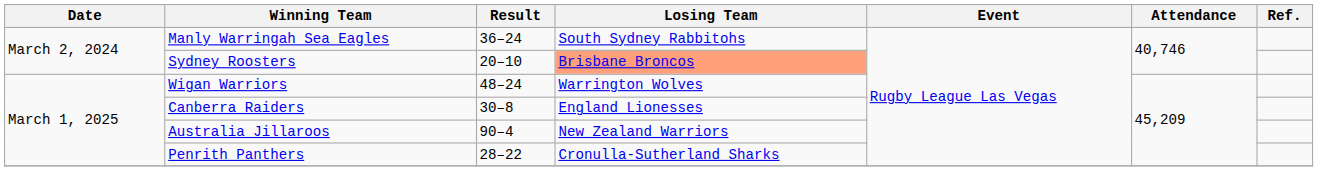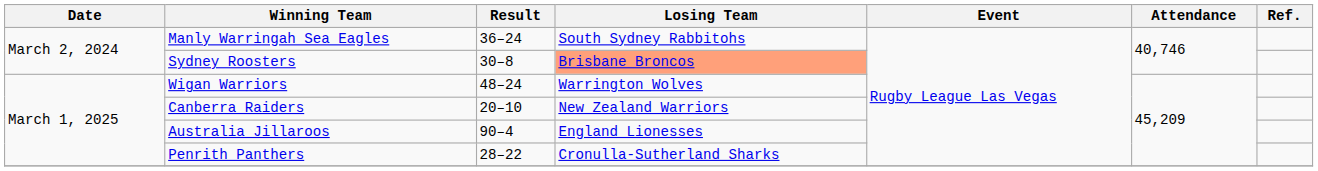(501, 62) 20–10 -> (496, 62) 30–8
(496, 108) 30–8 -> (501, 108) 20–10
(631, 108) England Lionesses -> (643, 108) New Zealand Warriors
(643, 132) New Zealand Warriors -> (631, 132) England Lionesses
